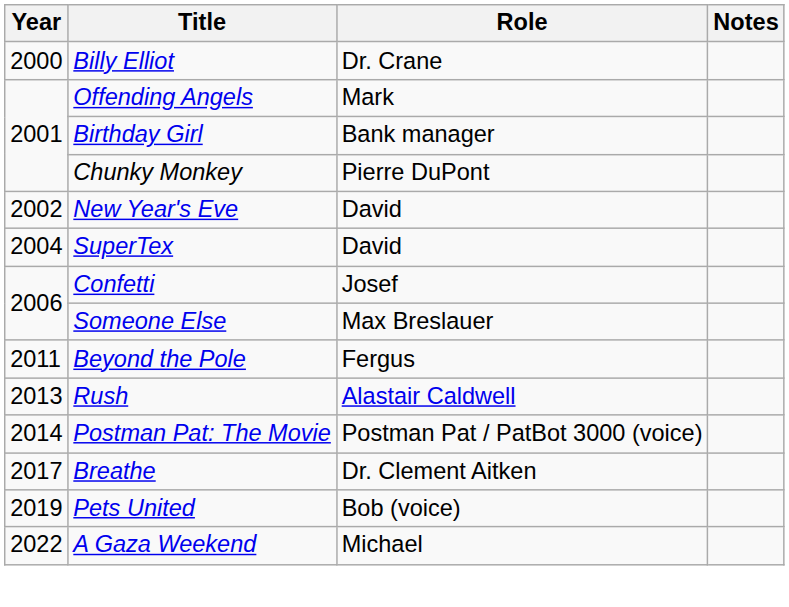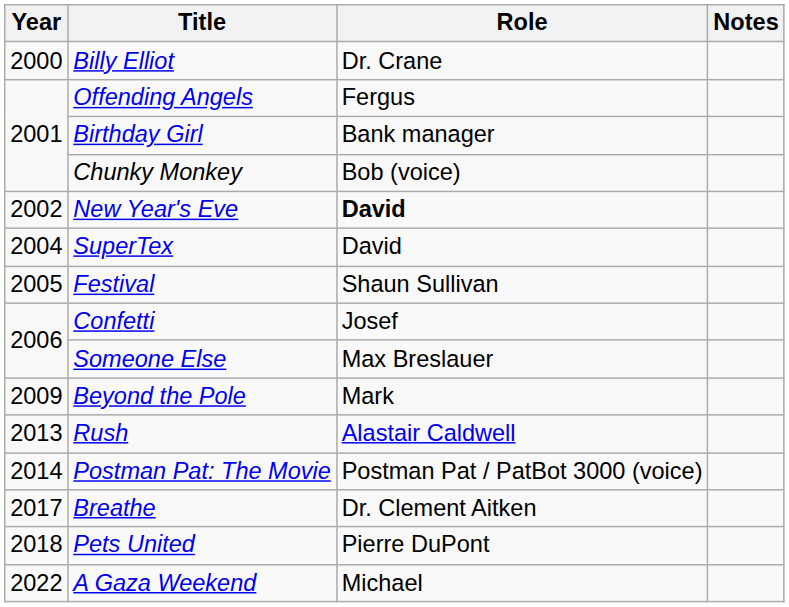(368, 97) Mark -> (378, 97) Fergus
(416, 172) Pierre DuPont -> (401, 172) Bob (voice)
(372, 209) normal -> (374, 209) bold
+ row: (114, 284)
(35, 358) 2011 -> (36, 396) 2009
(378, 358) Fergus -> (368, 396) Mark
(36, 508) 2019 -> (36, 545) 2018
(401, 508) Bob (voice) -> (416, 545) Pierre DuPont
